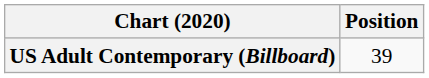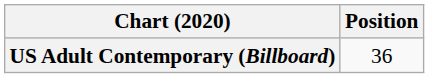(382, 55) 39 -> (382, 55) 36
